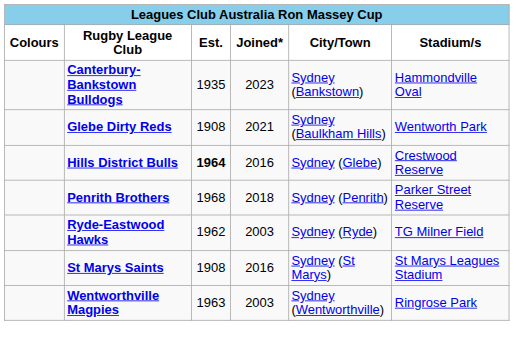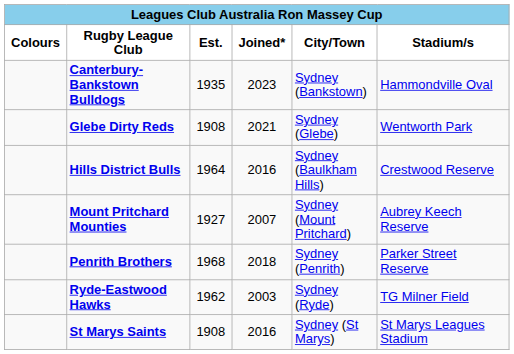(339, 127) Sydney (Baulkham Hills) -> (317, 127) Sydney (Glebe)
(211, 162) bold -> (211, 169) normal
(336, 162) Sydney (Glebe) -> (326, 169) Sydney (Baulkham Hills)
+ row: (119, 219)
- row: (113, 303)
